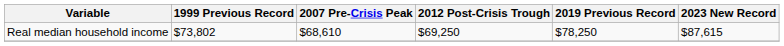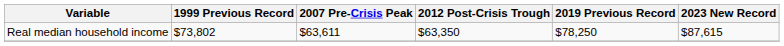(320, 31) $68,610 -> (320, 31) $63,611
(439, 31) $69,250 -> (439, 31) $63,350
